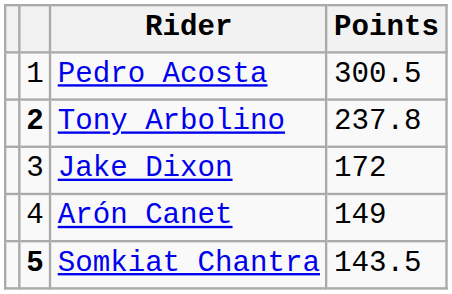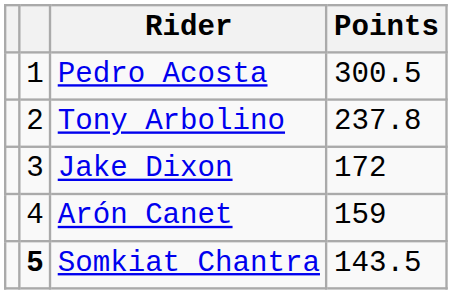(35, 123) bold -> (35, 123) normal
(360, 217) 149 -> (360, 217) 159
